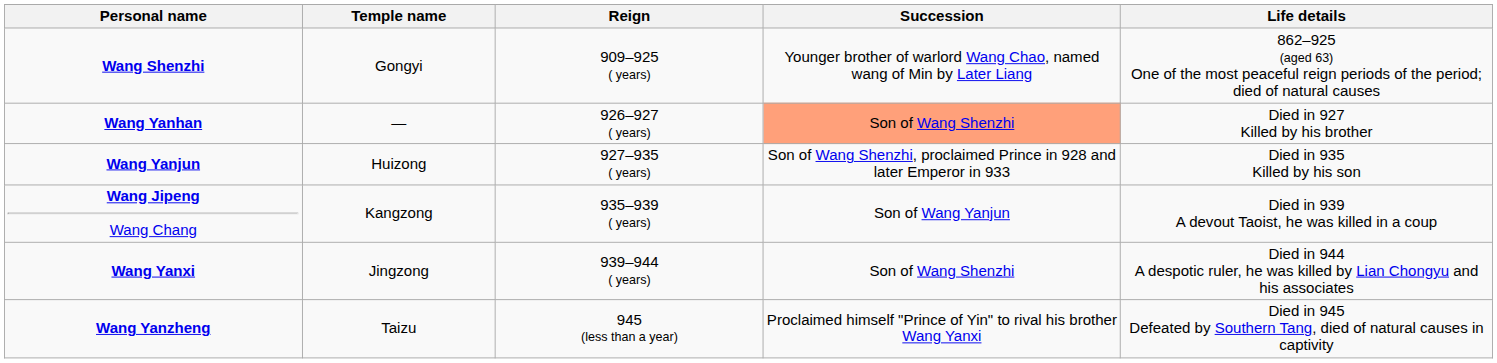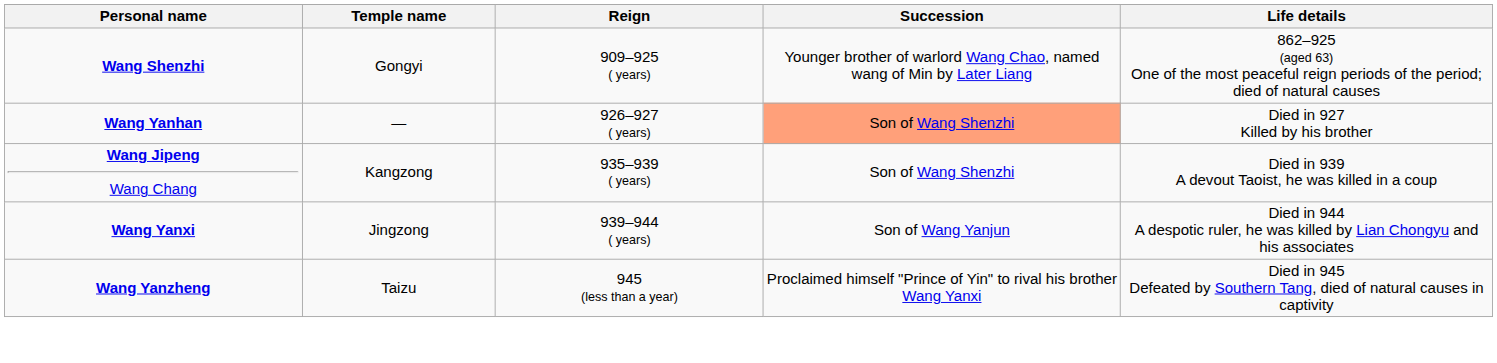- row: (153, 164)
(942, 213) Son of Wang Yanjun -> (942, 172) Son of Wang Shenzhi
(942, 271) Son of Wang Shenzhi -> (942, 230) Son of Wang Yanjun
